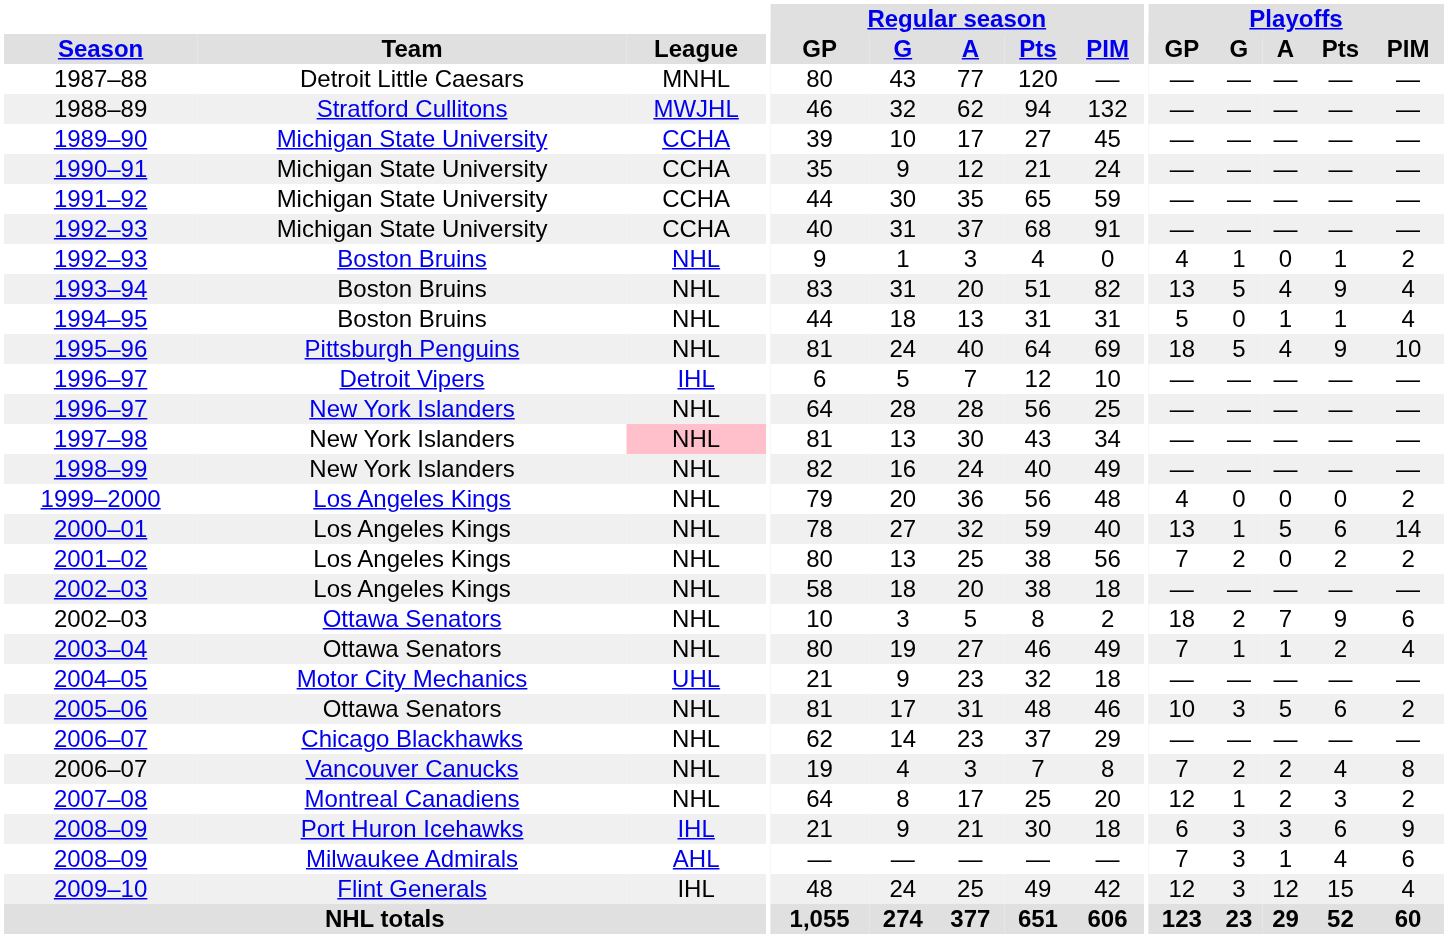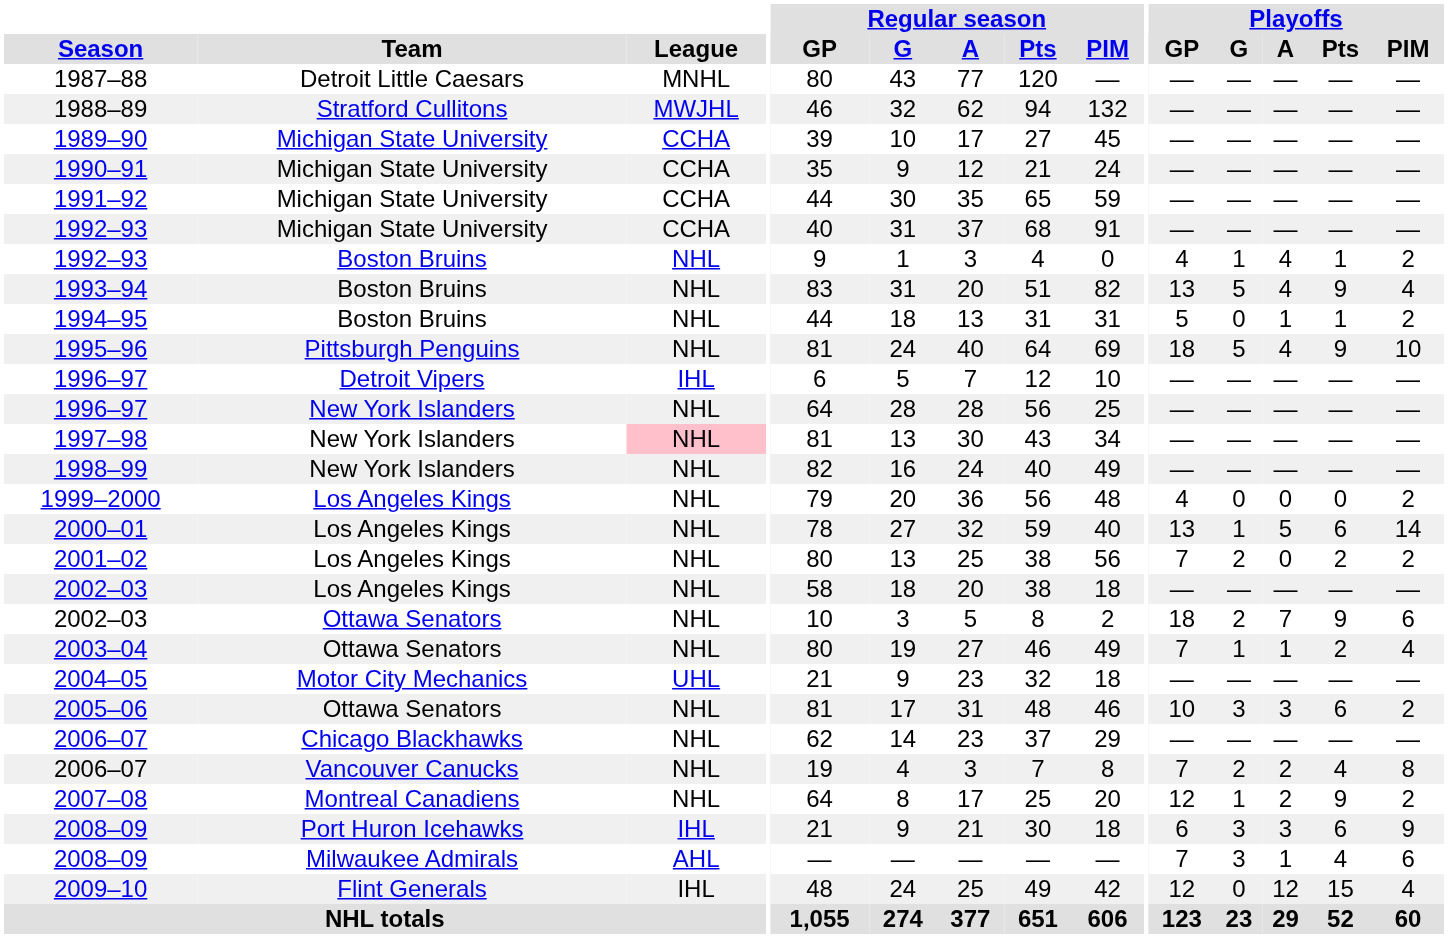(1286, 258) 0 -> (1286, 258) 4
(1408, 318) 4 -> (1408, 318) 2
(1286, 708) 5 -> (1286, 708) 3
(1340, 798) 3 -> (1340, 798) 9
(1239, 888) 3 -> (1239, 888) 0
